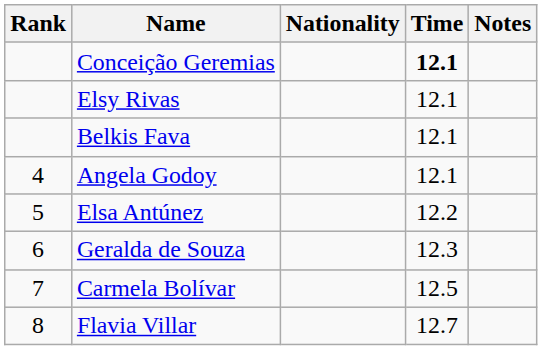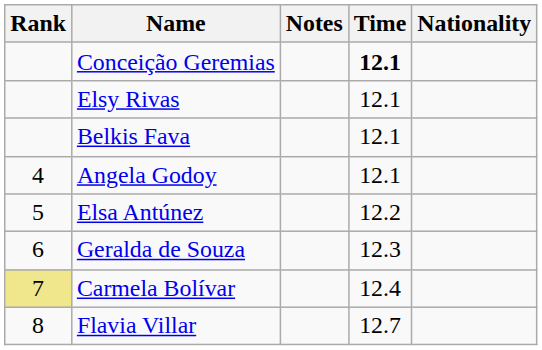columns swapped: (343, 23) <-> (503, 23)
(38, 288) no background -> (38, 288) khaki background
(437, 288) 12.5 -> (380, 288) 12.4
